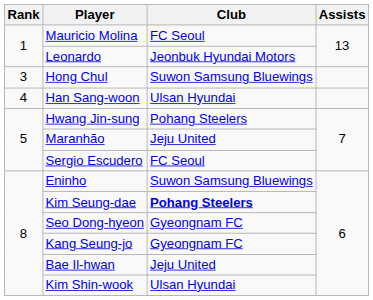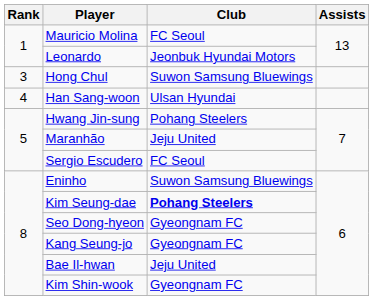(193, 285) Ulsan Hyundai -> (196, 285) Gyeongnam FC
